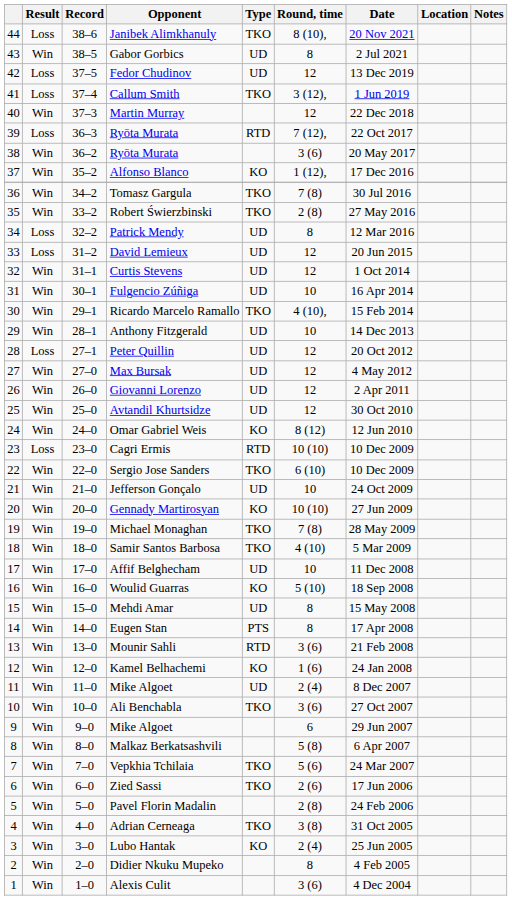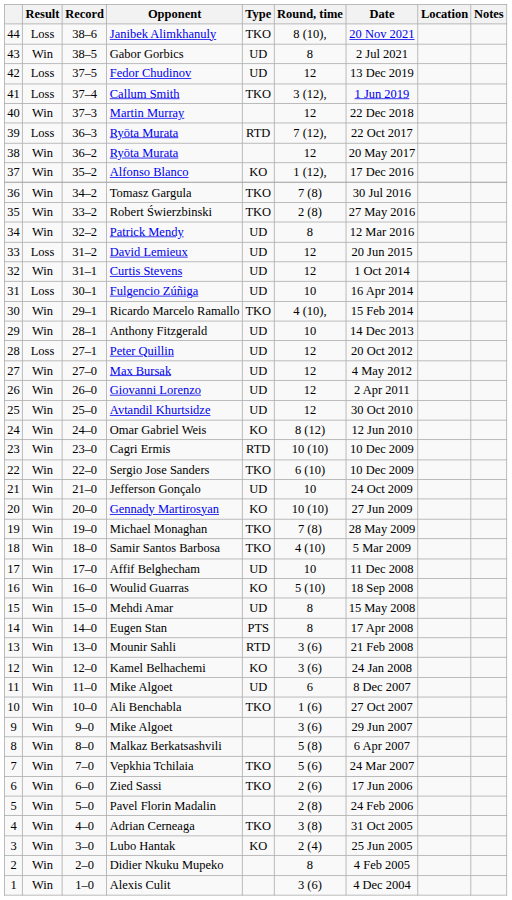(310, 152) 3 (6) -> (310, 152) 12
(42, 232) Loss -> (42, 232) Win
(42, 291) Win -> (42, 291) Loss
(42, 449) Loss -> (42, 449) Win
(310, 667) 1 (6) -> (310, 667) 3 (6)
(310, 687) 2 (4) -> (310, 687) 6
(310, 707) 3 (6) -> (310, 707) 1 (6)
(310, 726) 6 -> (310, 726) 3 (6)
